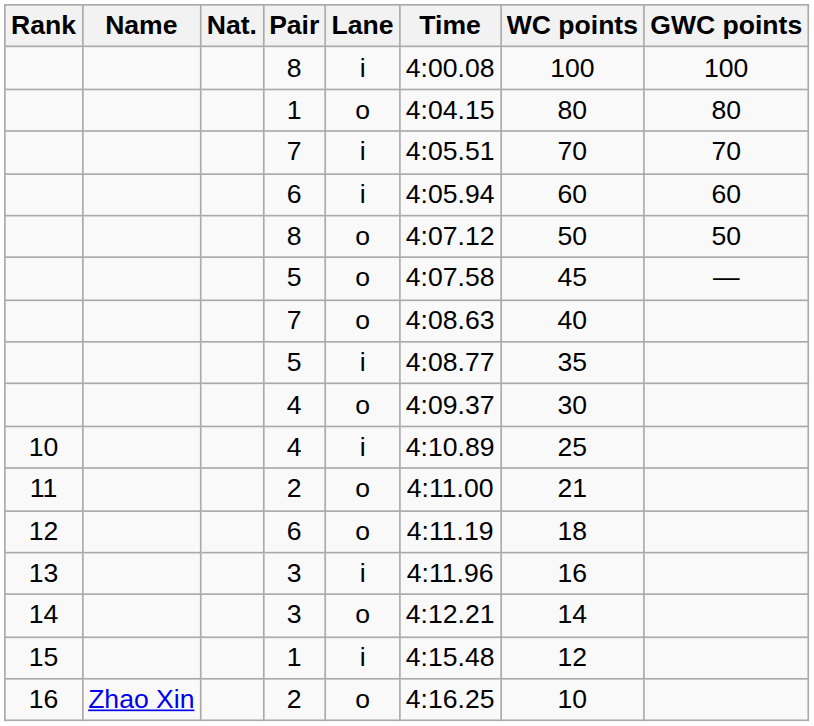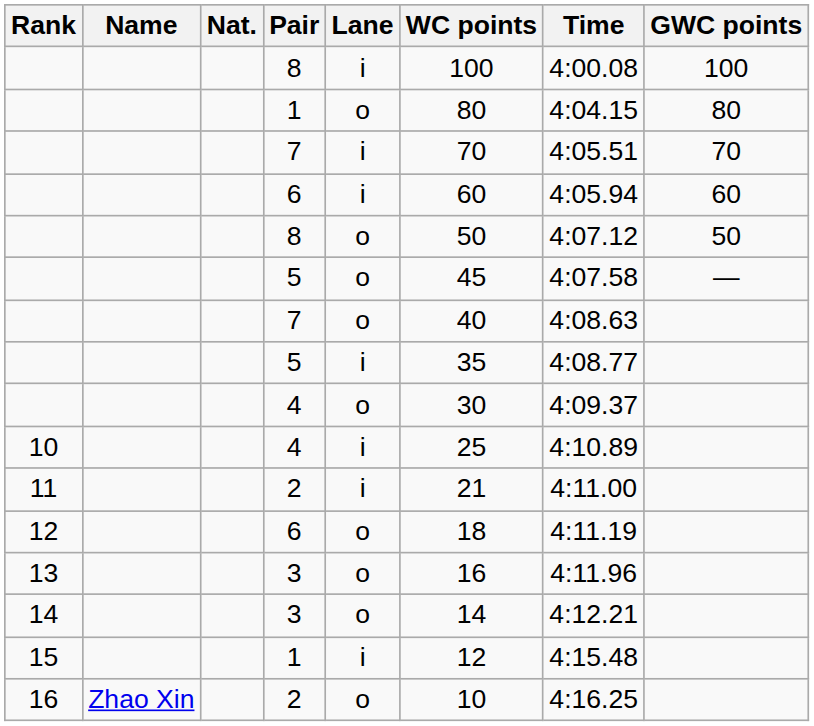columns swapped: (450, 25) <-> (572, 25)
(363, 488) o -> (363, 488) i
(363, 573) i -> (363, 573) o
